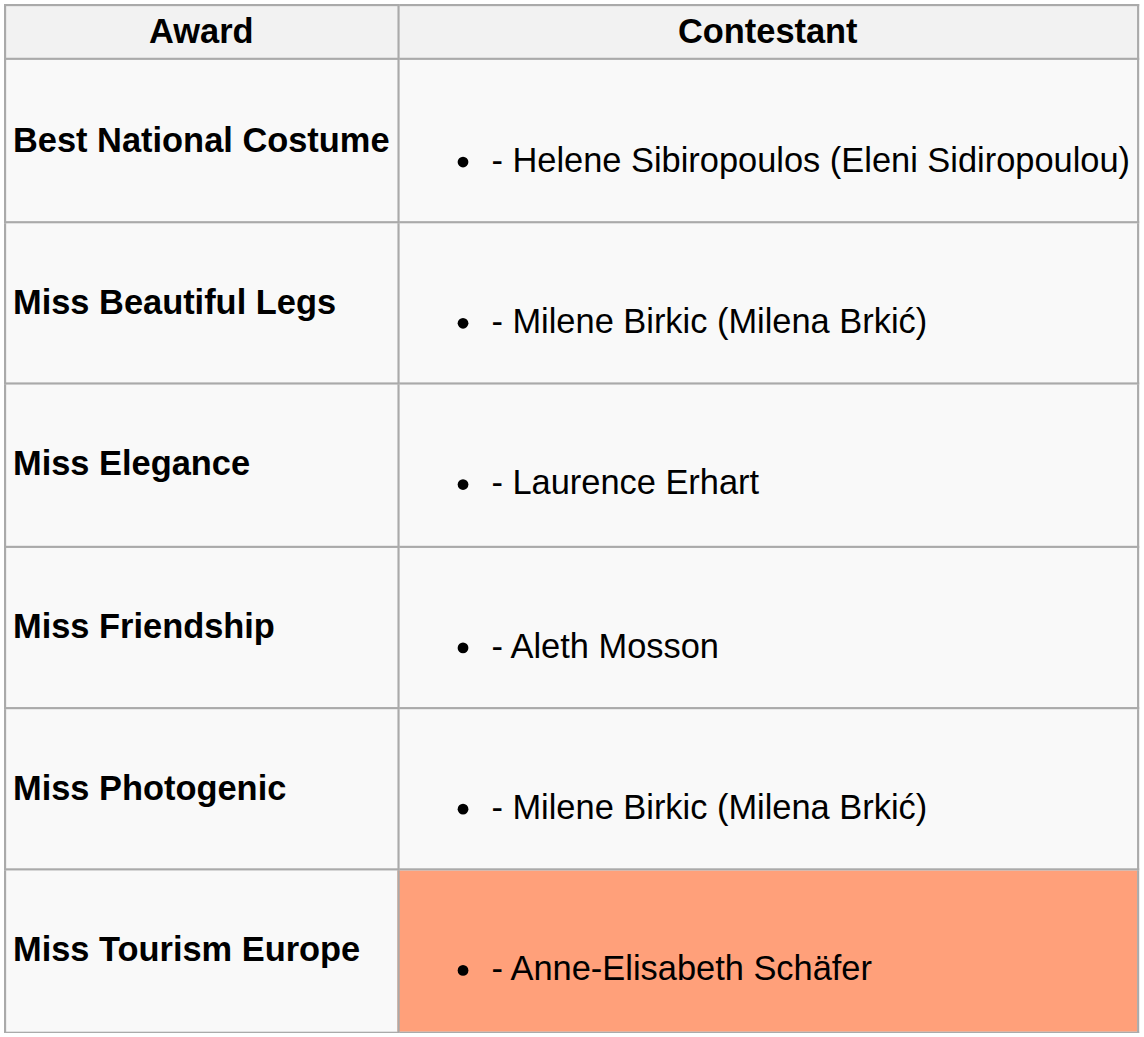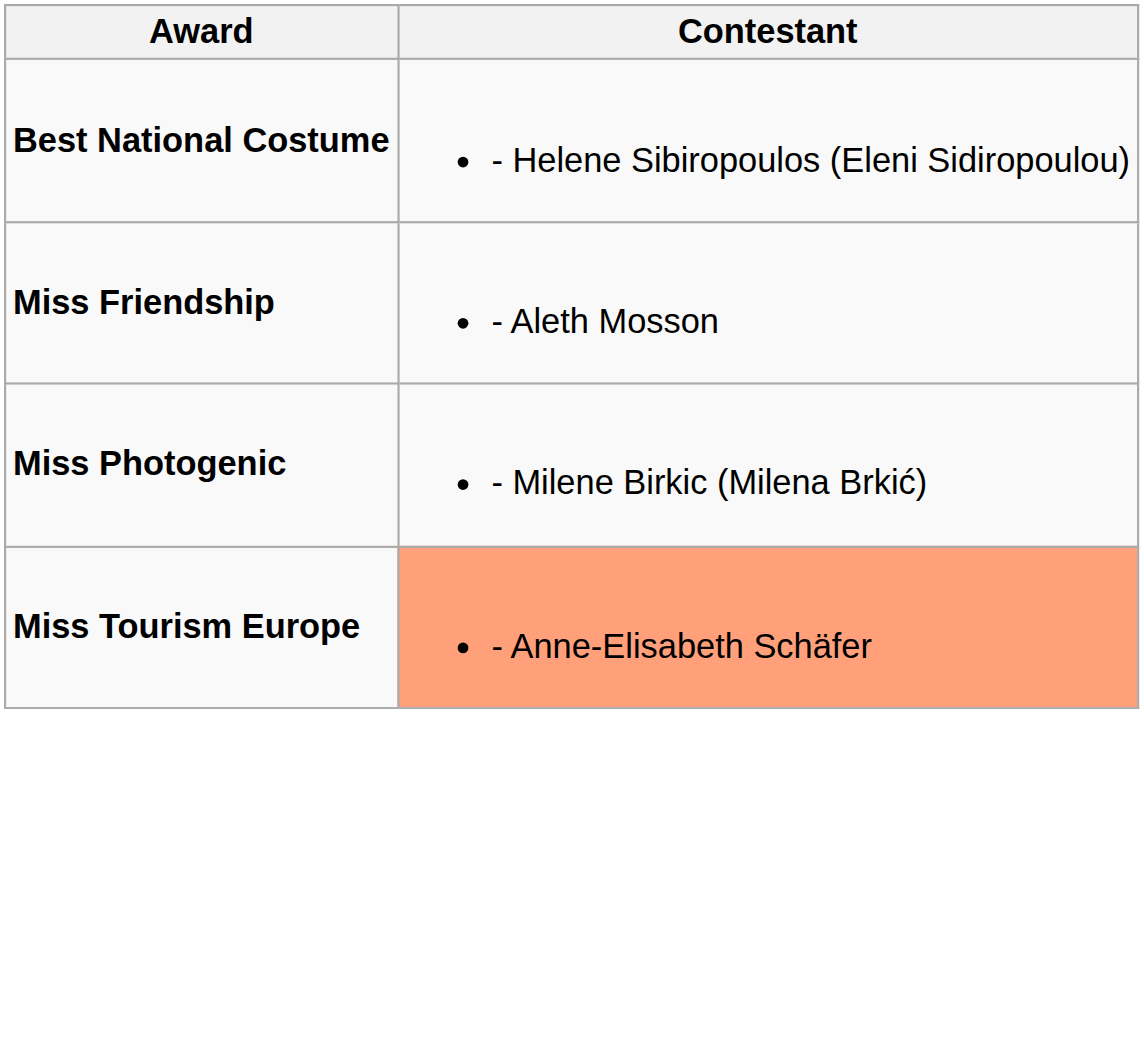- row: (175, 302)
- row: (132, 464)
